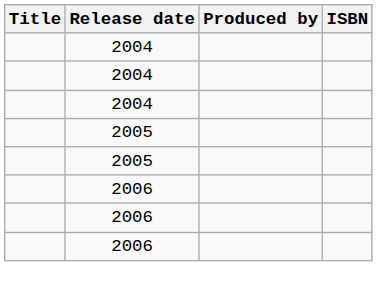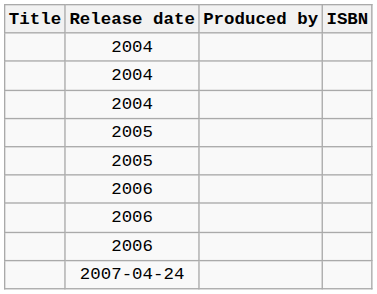+ row: (35, 274)
